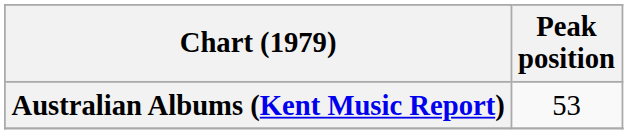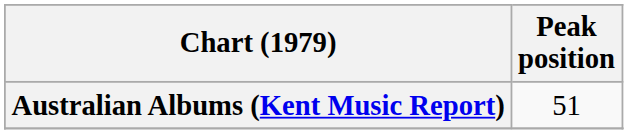(567, 104) 53 -> (567, 104) 51
